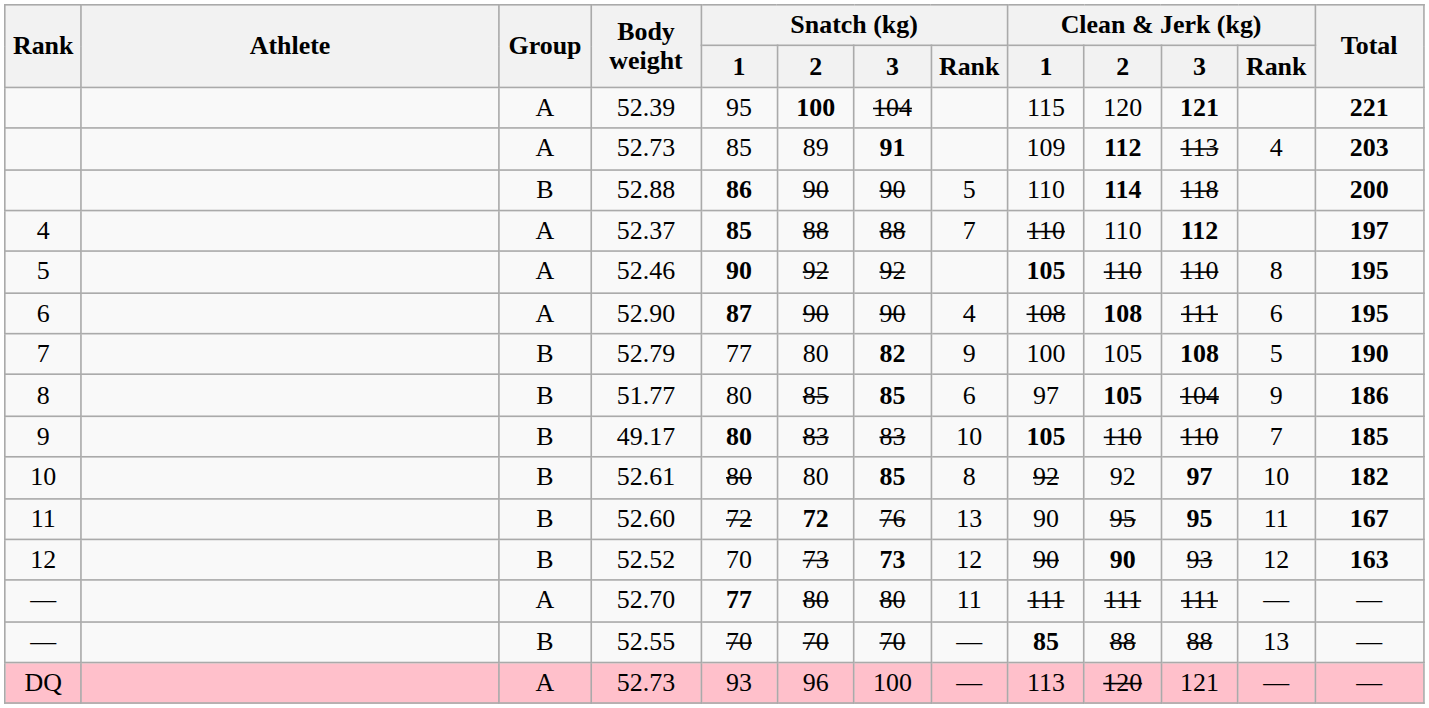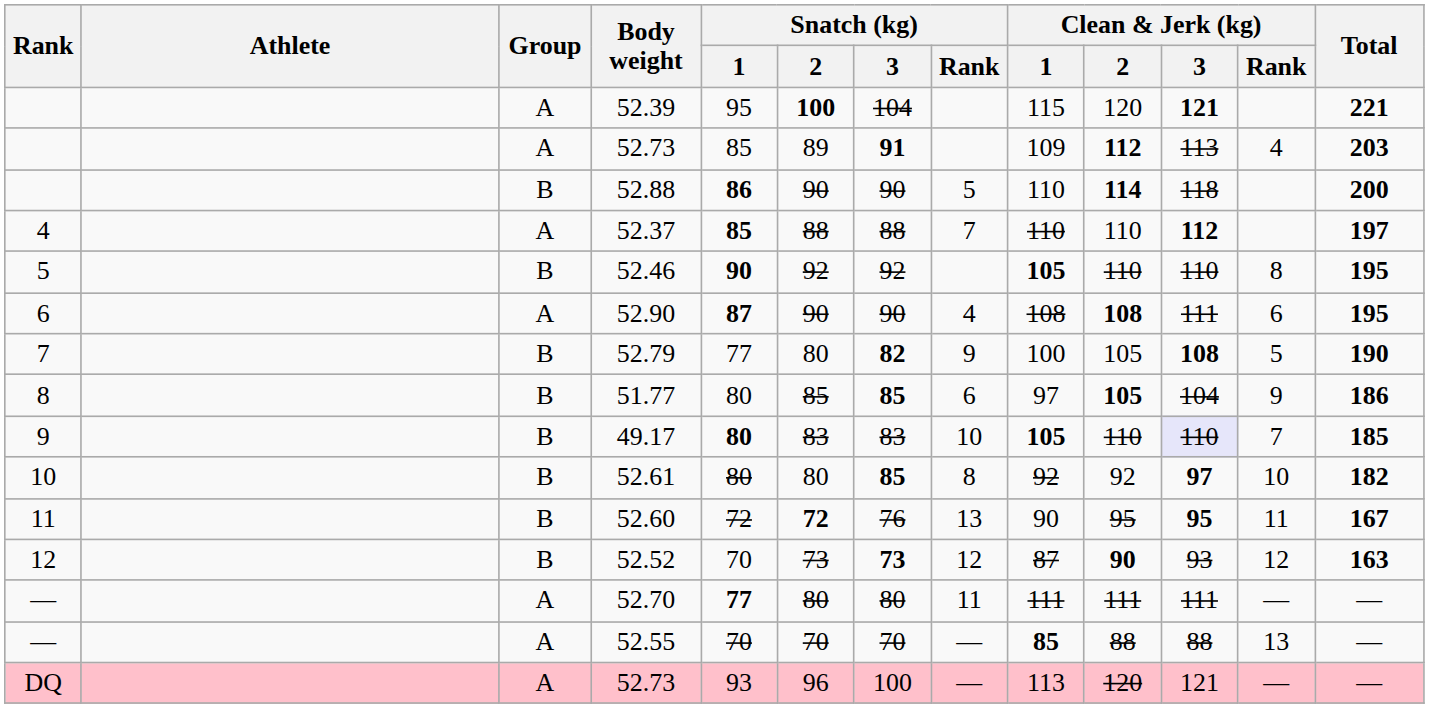(545, 271) A -> (545, 271) B
(1199, 436) no background -> (1199, 436) lavender background
(1046, 559) 90 -> (1046, 559) 87
(545, 641) B -> (545, 641) A
